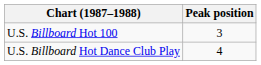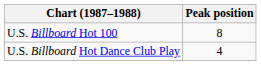(219, 32) 3 -> (219, 32) 8
